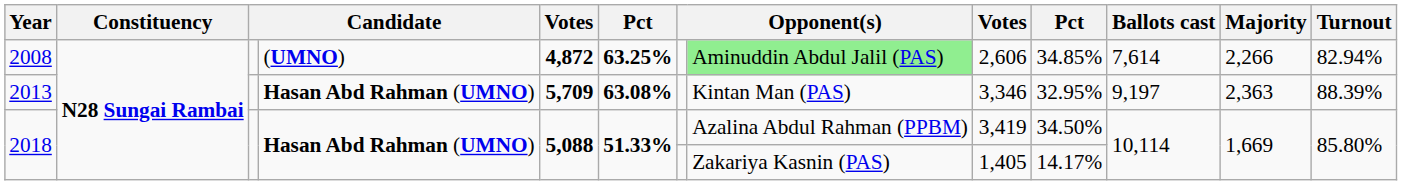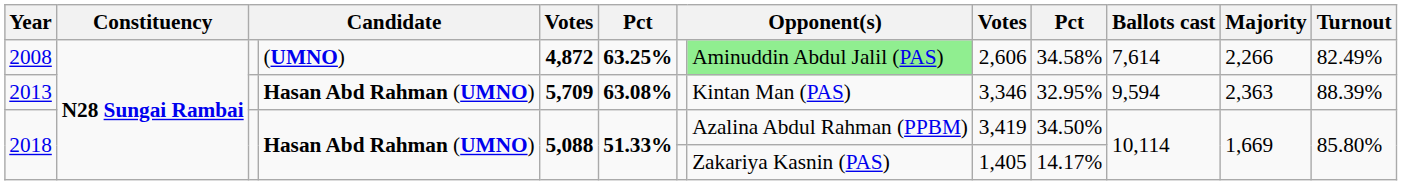(1069, 57) 34.85% -> (1069, 57) 34.58%
(1349, 57) 82.94% -> (1349, 57) 82.49%
(1136, 92) 9,197 -> (1136, 92) 9,594
